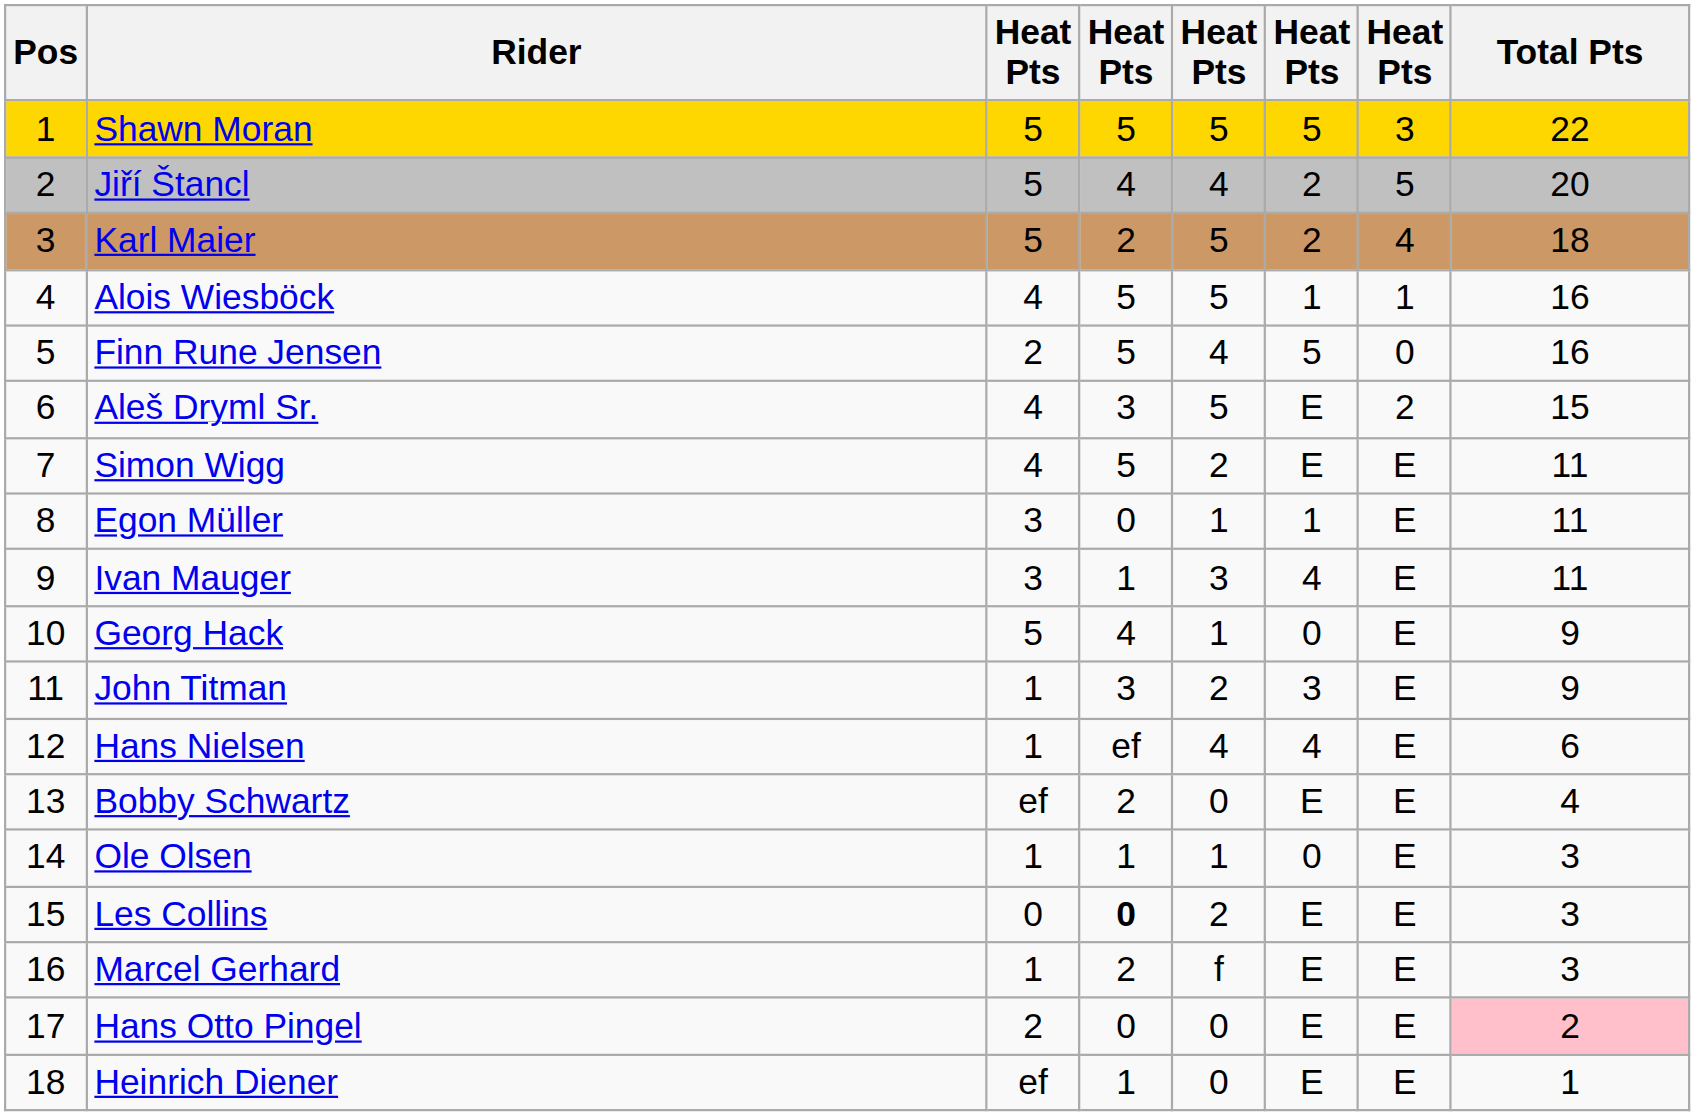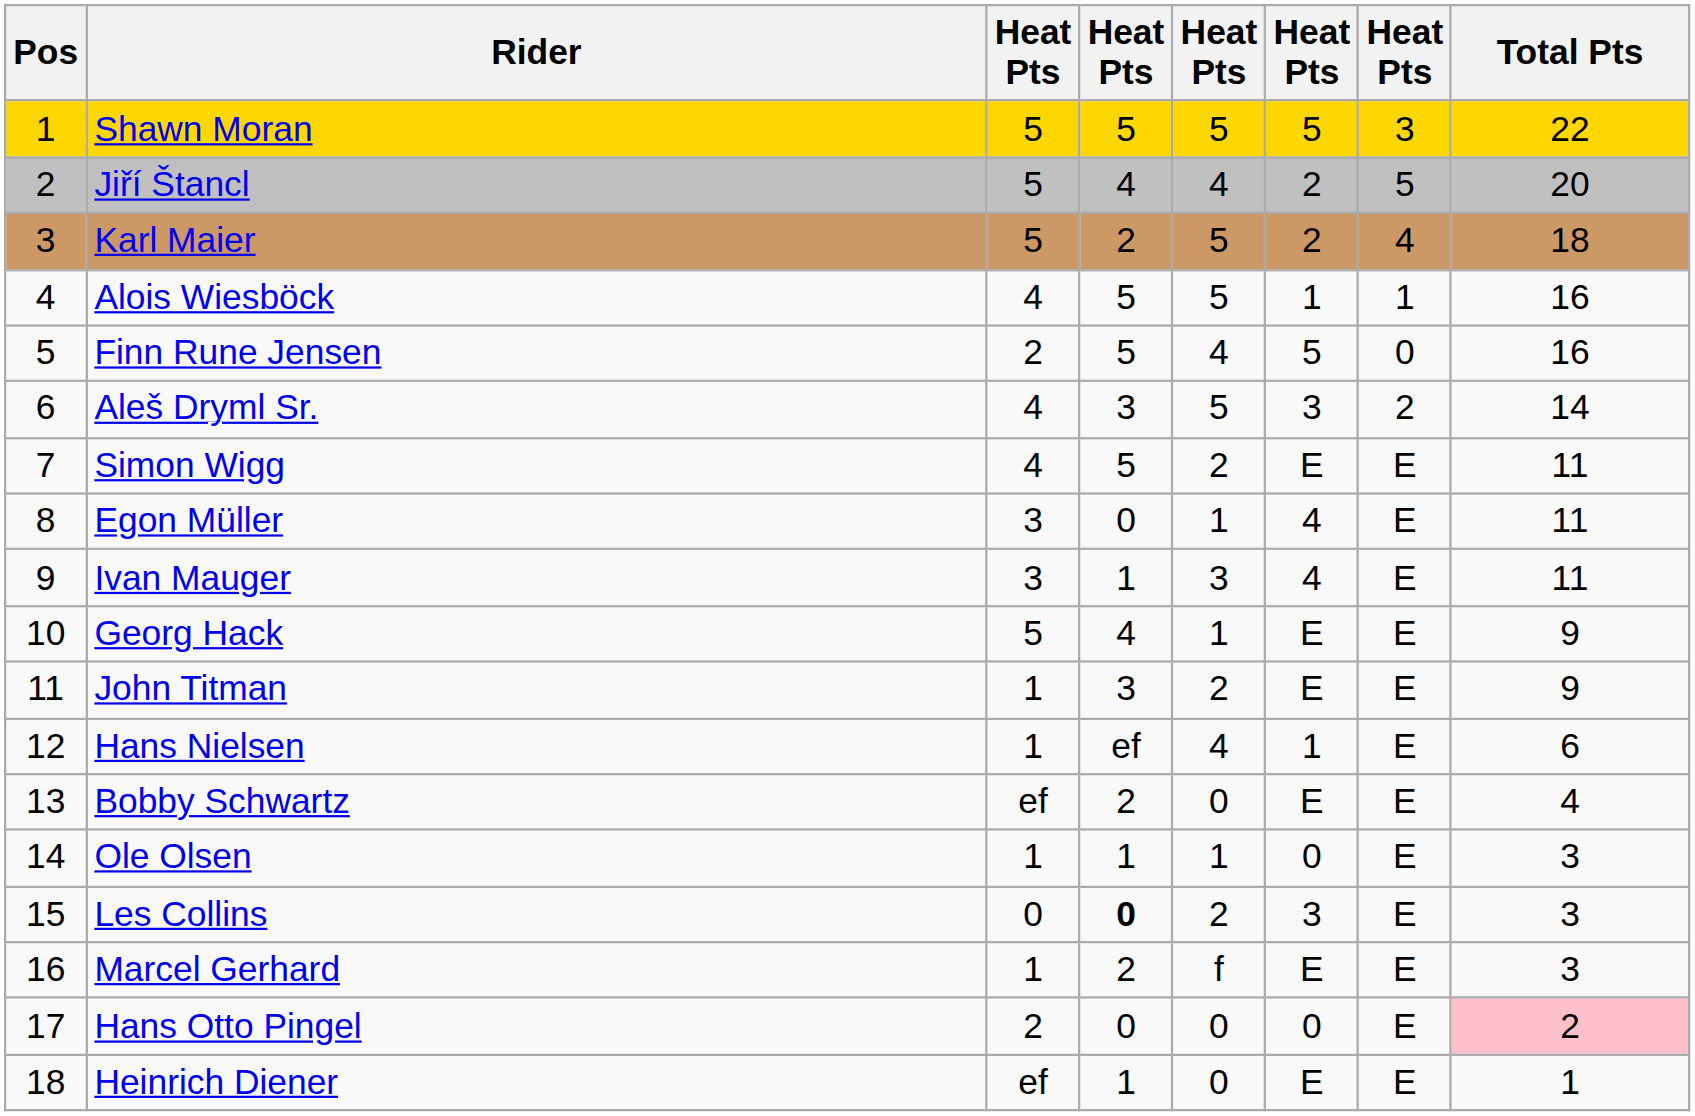(1312, 408) E -> (1312, 408) 3
(1570, 408) 15 -> (1570, 408) 14
(1312, 520) 1 -> (1312, 520) 4
(1312, 633) 0 -> (1312, 633) E
(1312, 689) 3 -> (1312, 689) E
(1312, 745) 4 -> (1312, 745) 1
(1312, 913) E -> (1312, 913) 3
(1312, 1025) E -> (1312, 1025) 0
